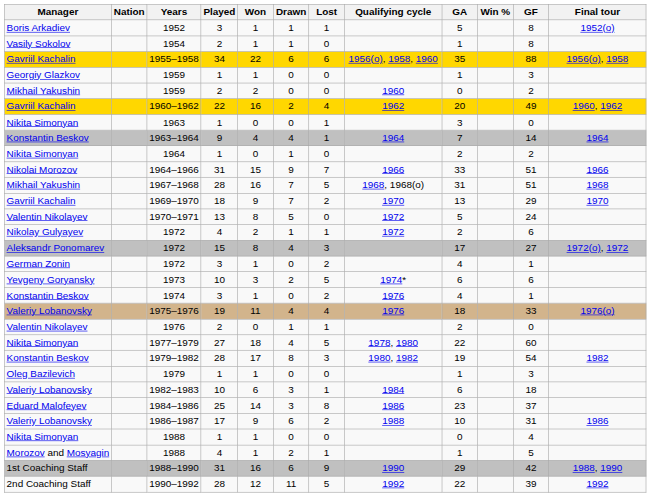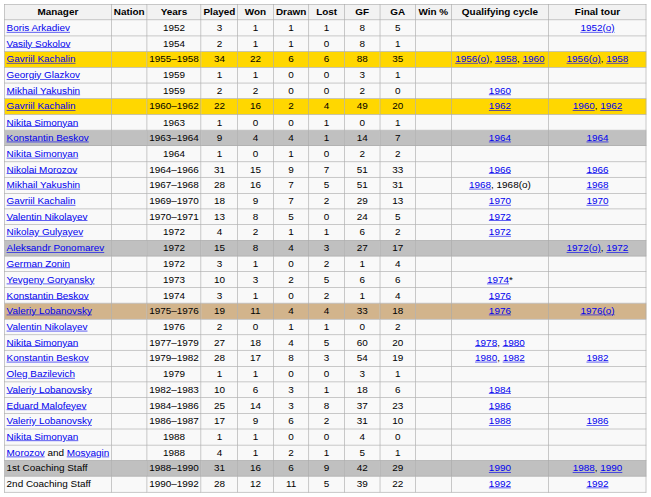columns swapped: (531, 12) <-> (393, 12)
(460, 122) 3 -> (398, 122) 1
(460, 342) 22 -> (398, 342) 20
